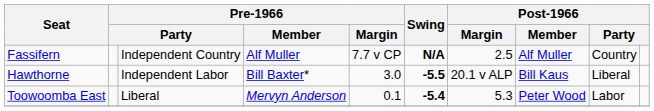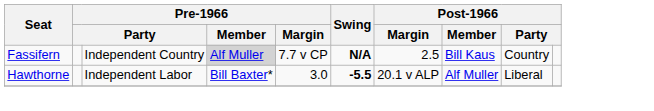(273, 55) no background -> (237, 55) lightgrey background
(545, 55) Alf Muller -> (470, 55) Bill Kaus
(543, 75) Bill Kaus -> (472, 75) Alf Muller
- row: (56, 95)
